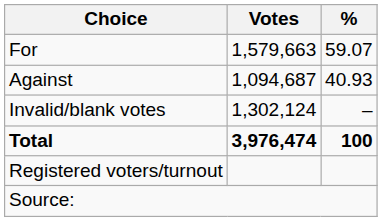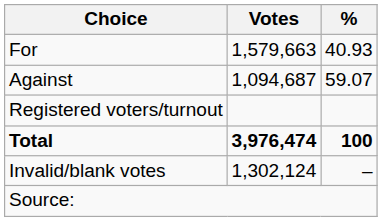(349, 49) 59.07 -> (349, 49) 40.93
(349, 79) 40.93 -> (349, 79) 59.07
rows swapped: (87, 110) <-> (116, 170)
